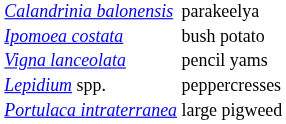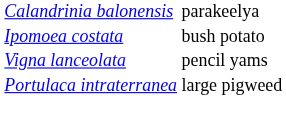- row: (55, 85)
